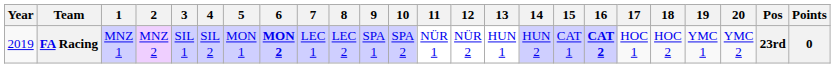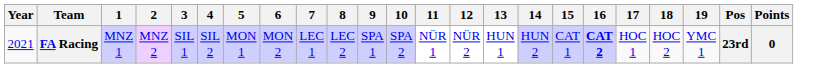- column: (739, 14)
(21, 44) 2019 -> (21, 44) 2021
(279, 44) bold -> (278, 44) normal
